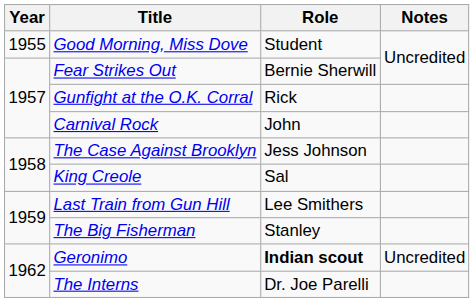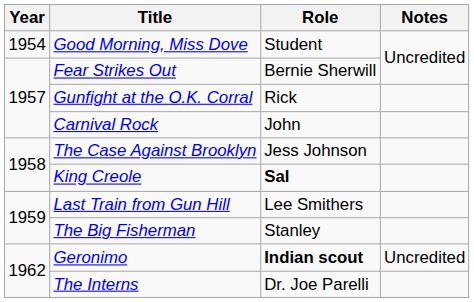(27, 44) 1955 -> (27, 44) 1954
(276, 177) normal -> (277, 177) bold
